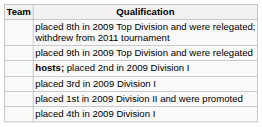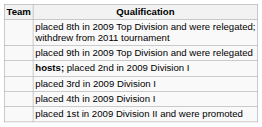rows swapped: (95, 114) <-> (139, 99)
